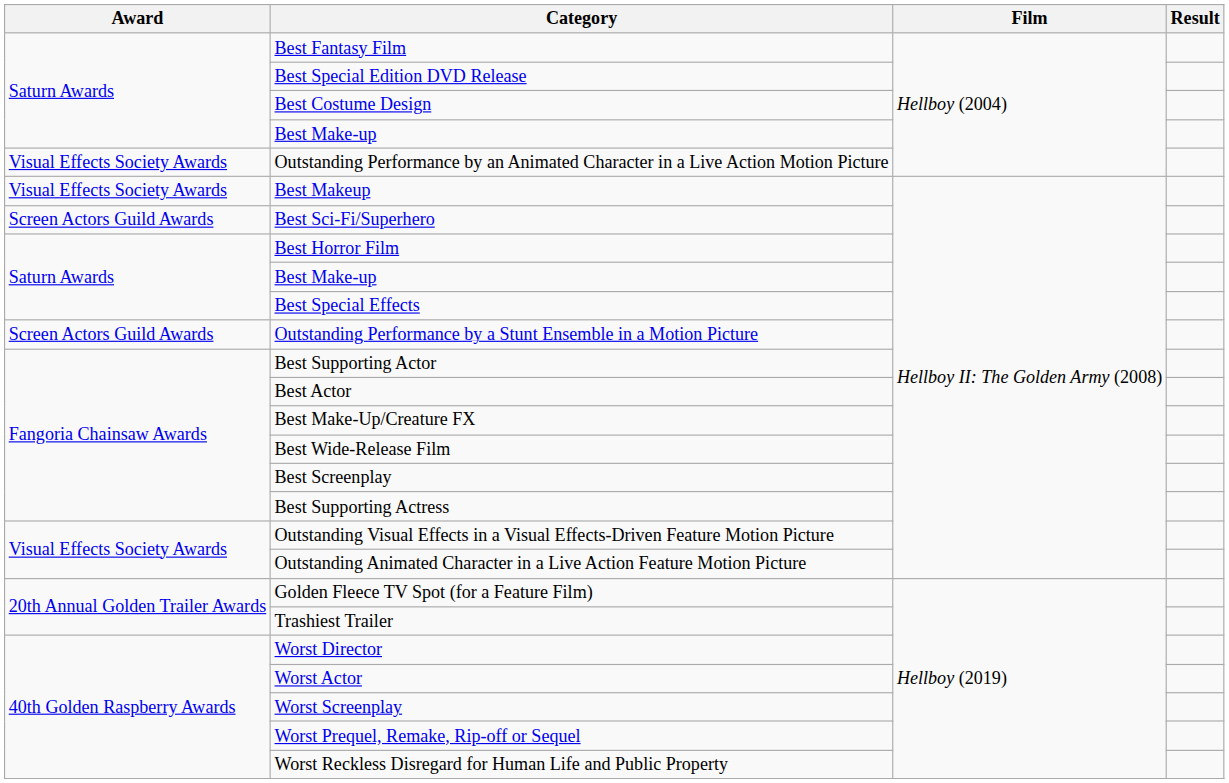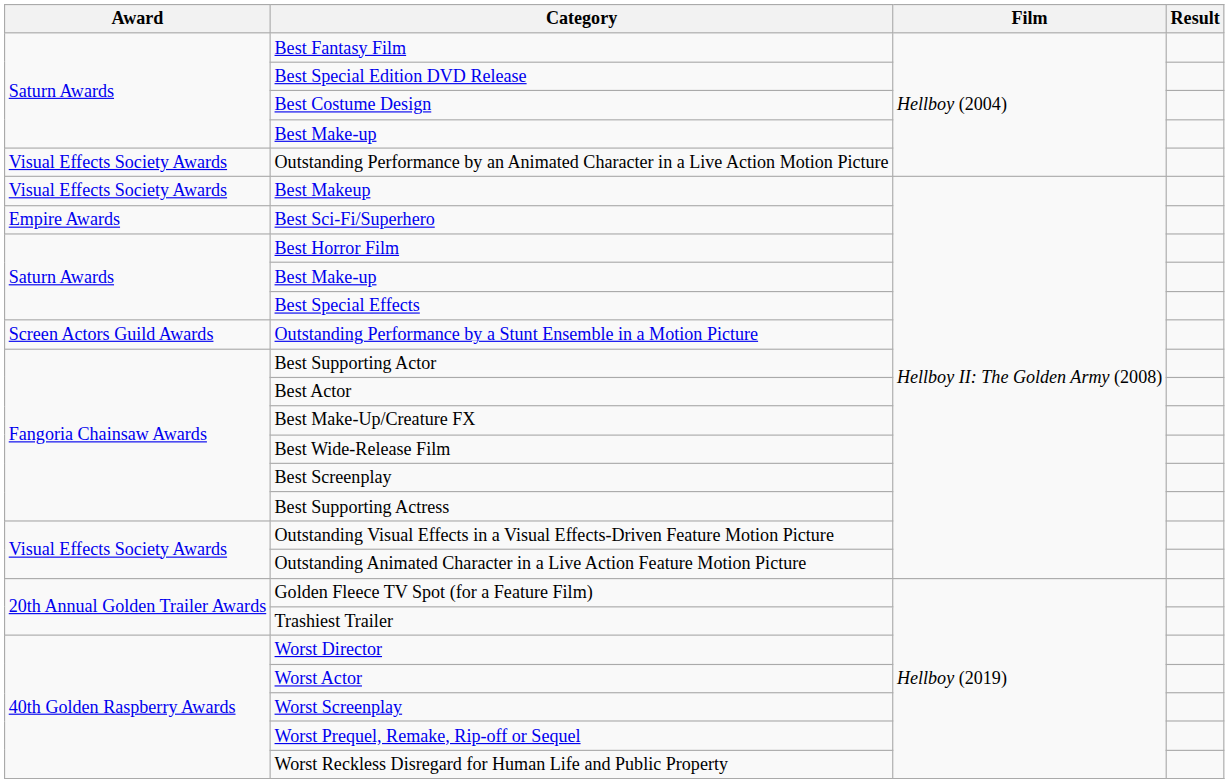(111, 219) Screen Actors Guild Awards -> (64, 219) Empire Awards
